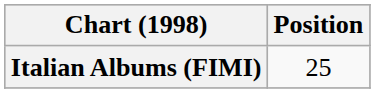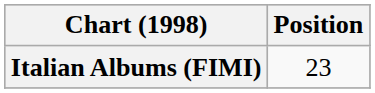(318, 66) 25 -> (318, 66) 23
